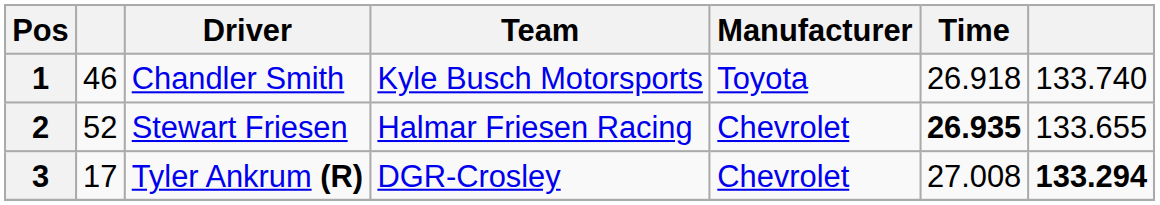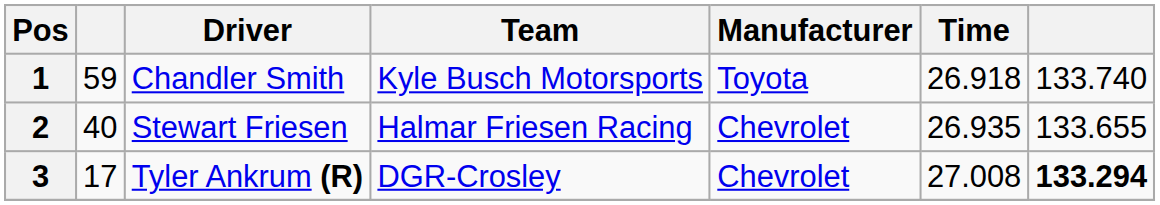(100, 78) 46 -> (100, 78) 59
(100, 127) 52 -> (100, 127) 40
(974, 127) bold -> (974, 127) normal
